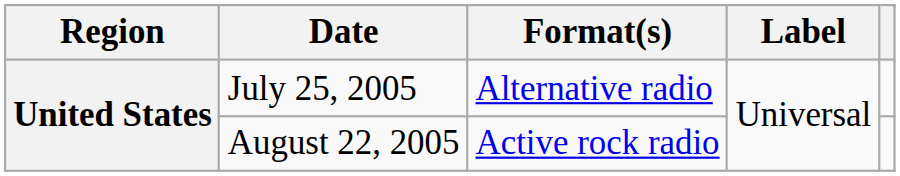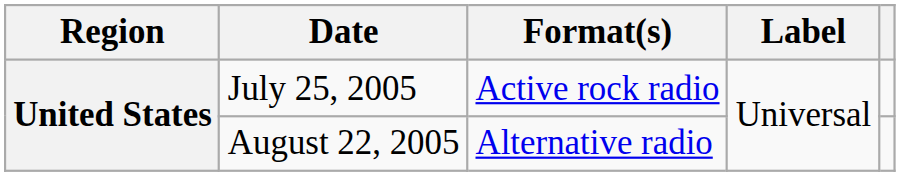(594, 87) Alternative radio -> (598, 87) Active rock radio
(598, 142) Active rock radio -> (594, 142) Alternative radio
